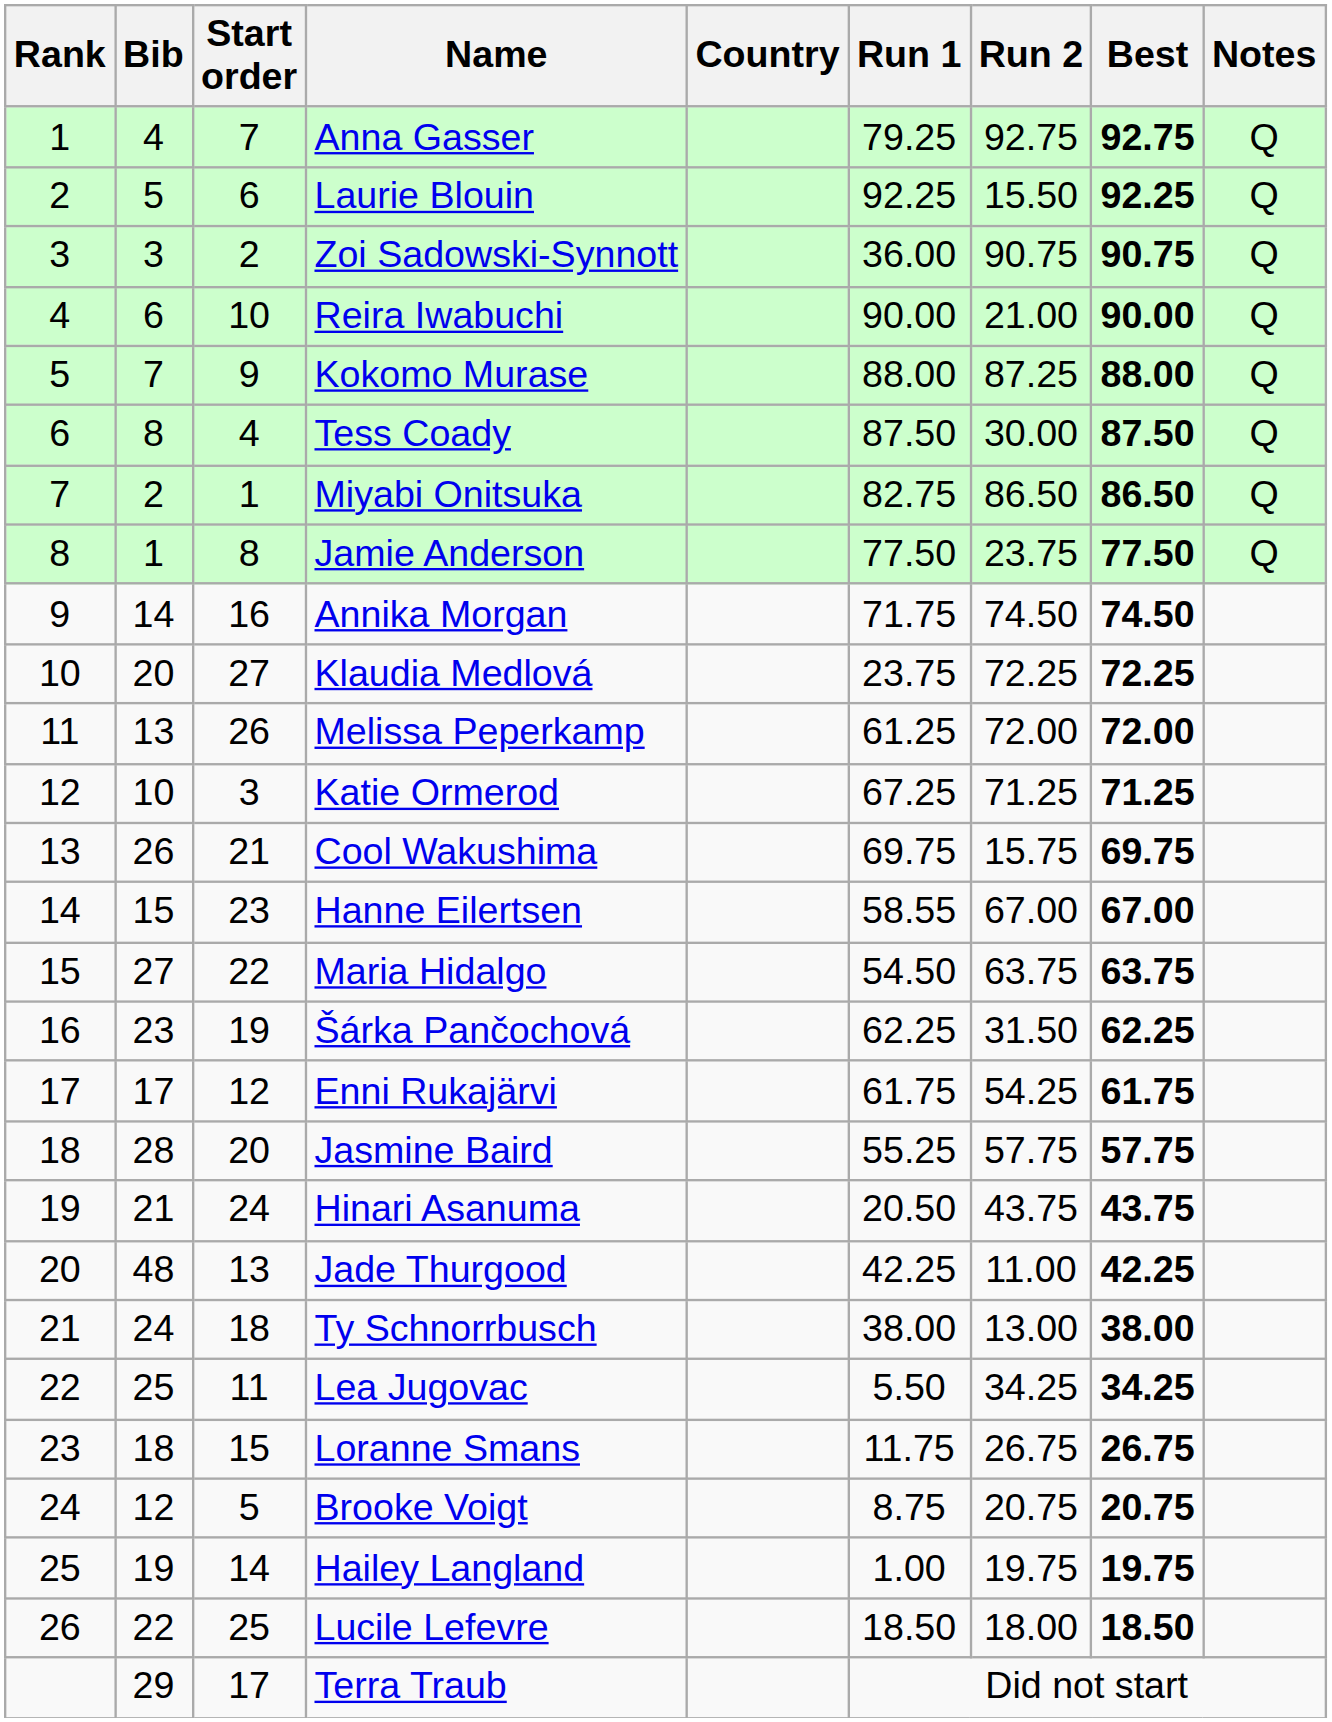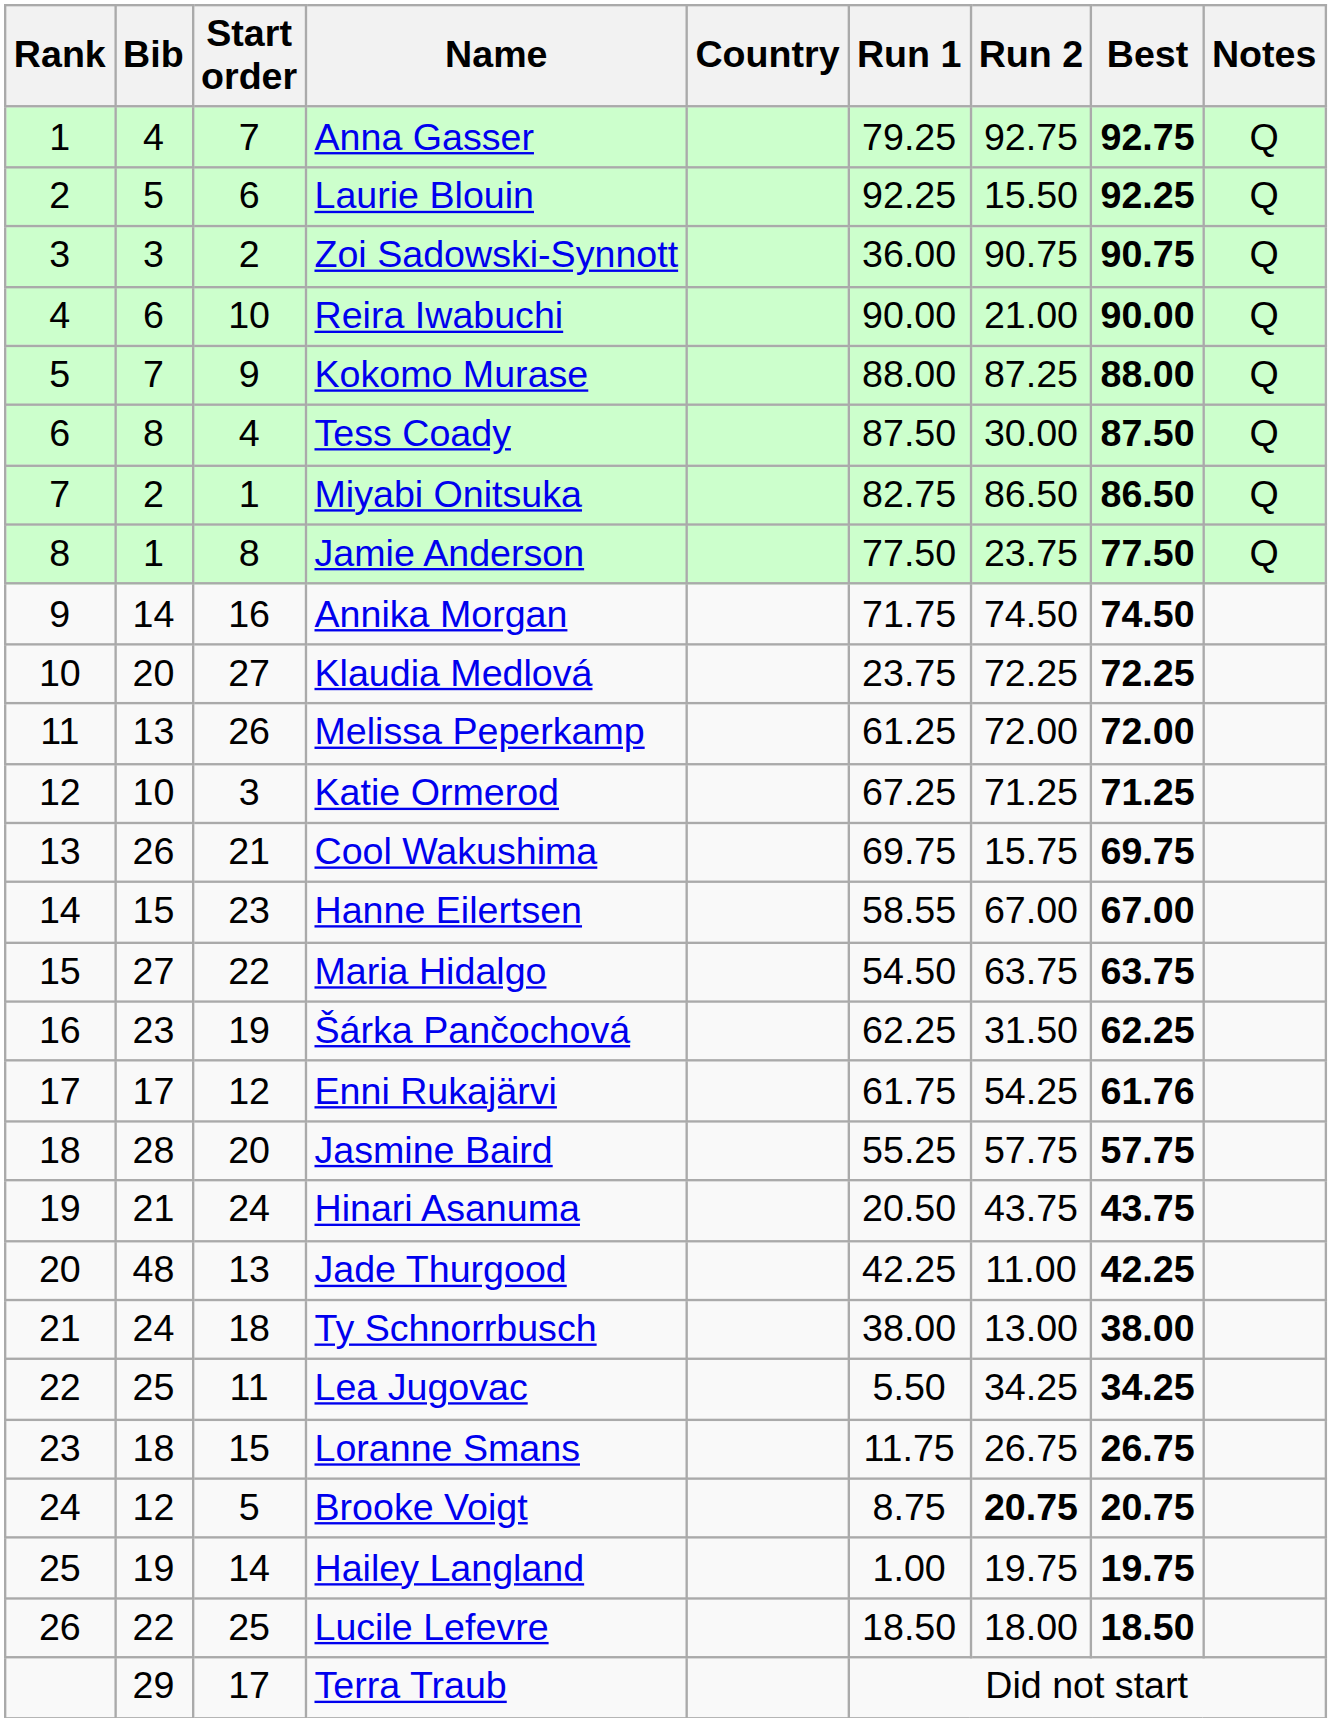(1148, 1090) 61.75 -> (1148, 1090) 61.76
(1031, 1507) normal -> (1031, 1507) bold
